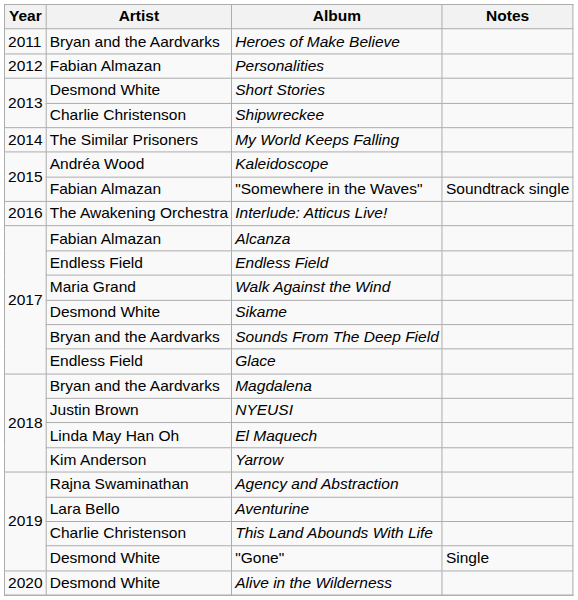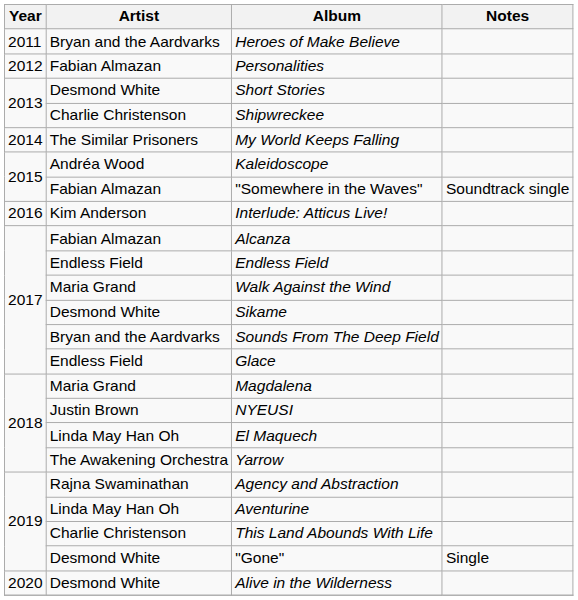(139, 213) The Awakening Orchestra -> (98, 213) Kim Anderson
(135, 386) Bryan and the Aardvarks -> (93, 386) Maria Grand
(98, 459) Kim Anderson -> (139, 459) The Awakening Orchestra
(85, 509) Lara Bello -> (114, 509) Linda May Han Oh
